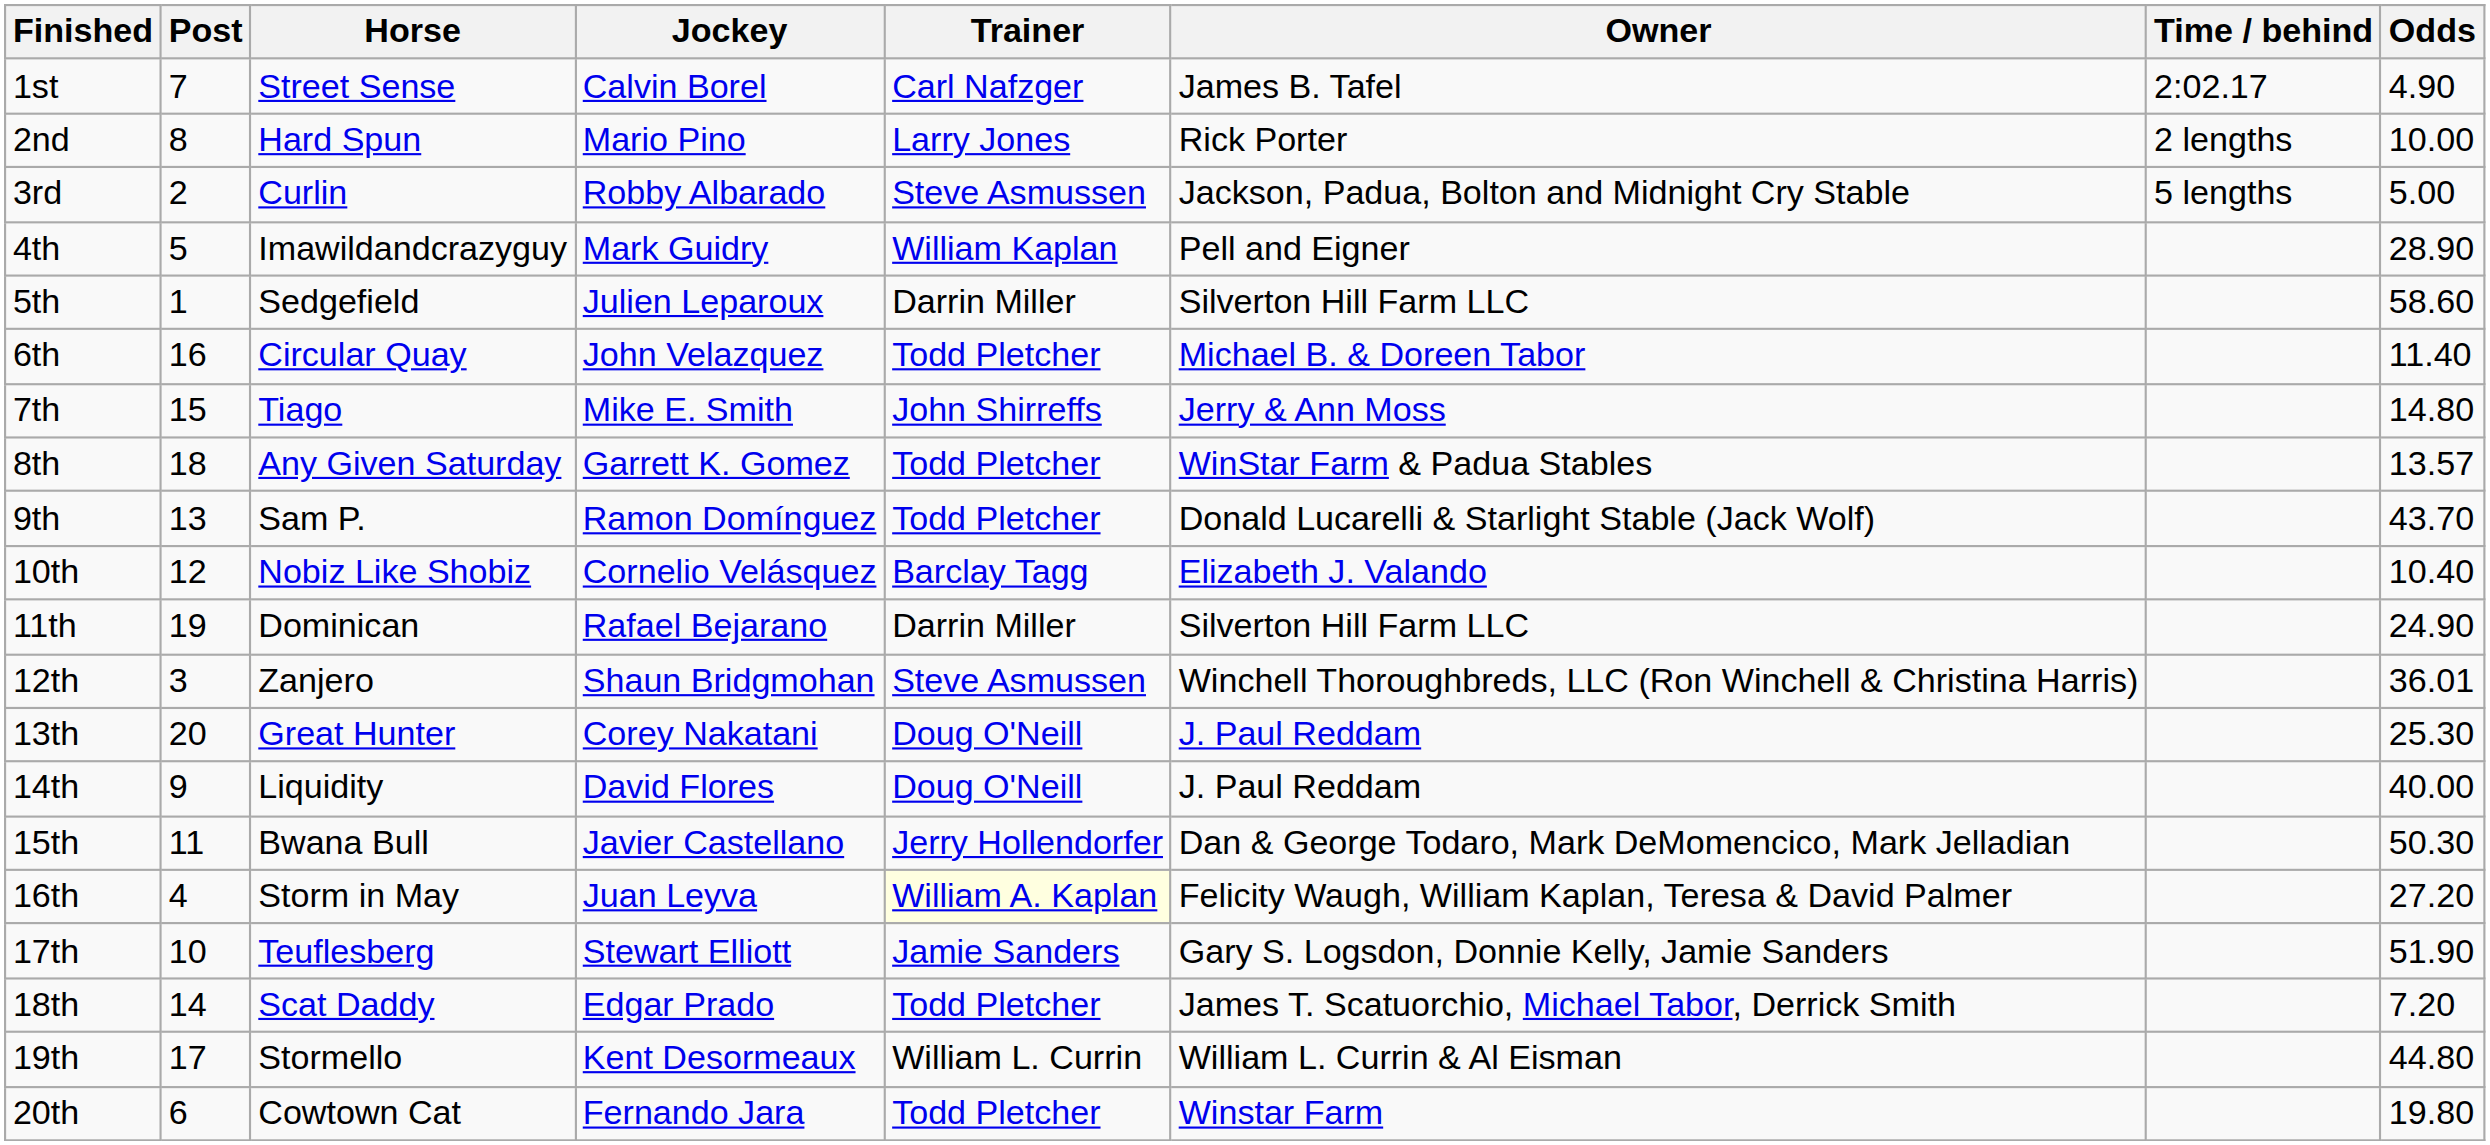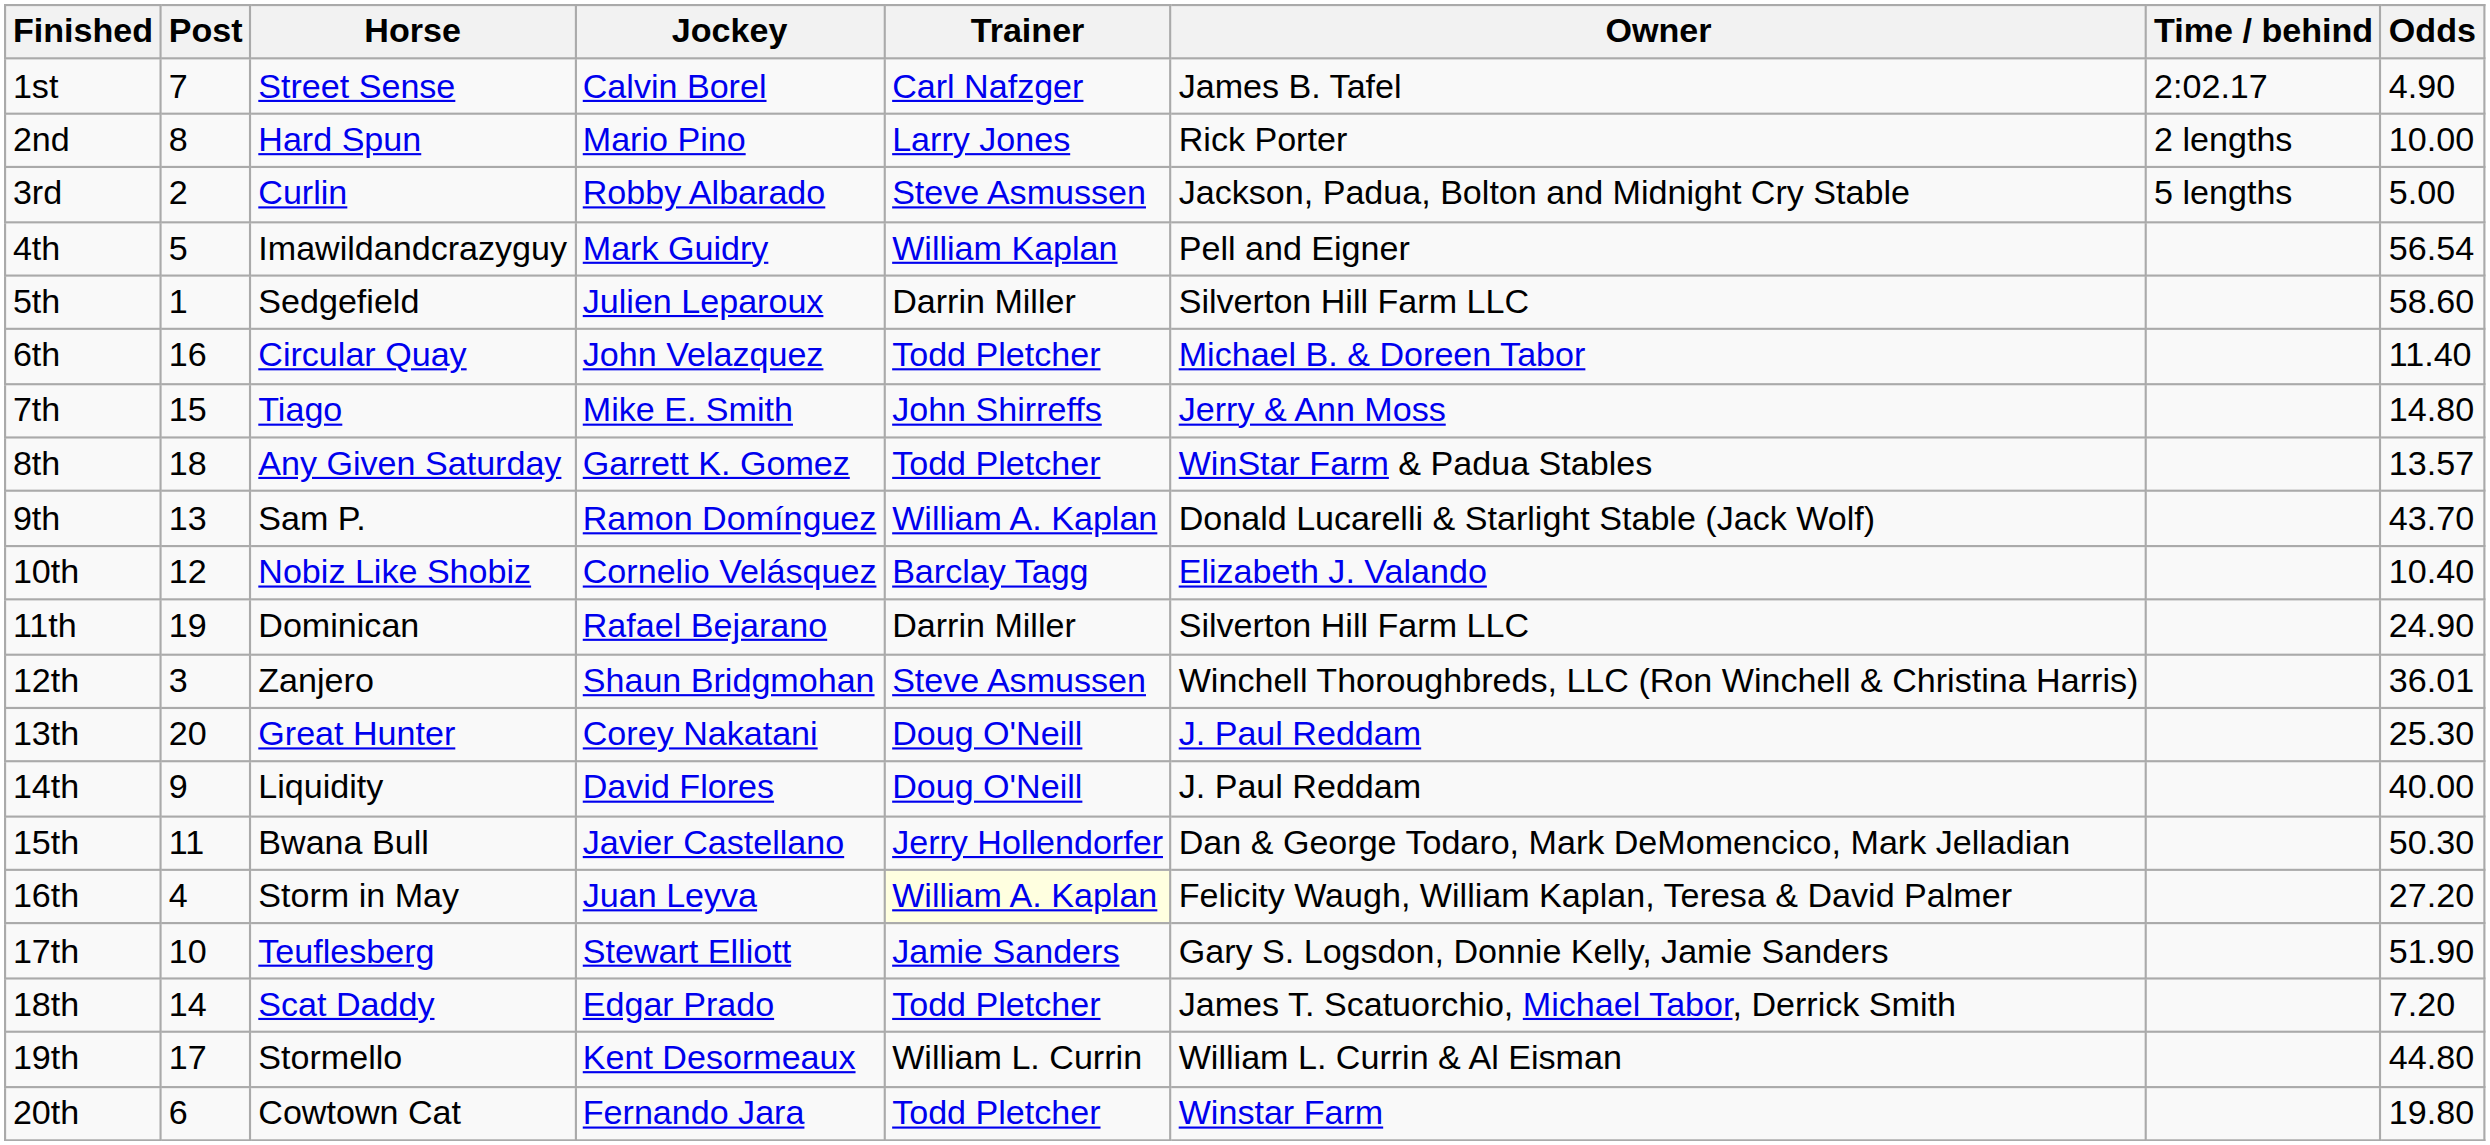(2431, 247) 28.90 -> (2431, 247) 56.54
(996, 517) Todd Pletcher -> (1025, 517) William A. Kaplan
